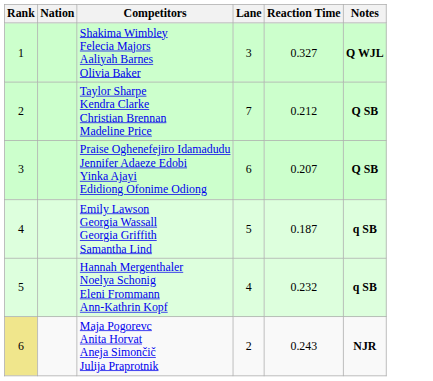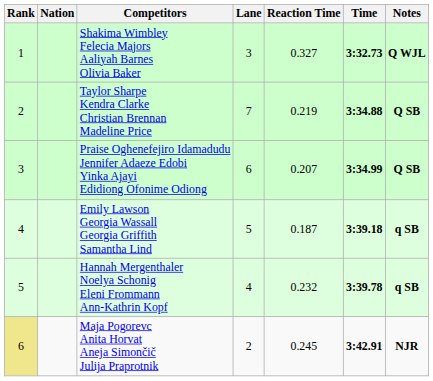+ column: (364, 13)
(304, 111) 0.212 -> (304, 111) 0.219
(304, 346) 0.243 -> (304, 346) 0.245
